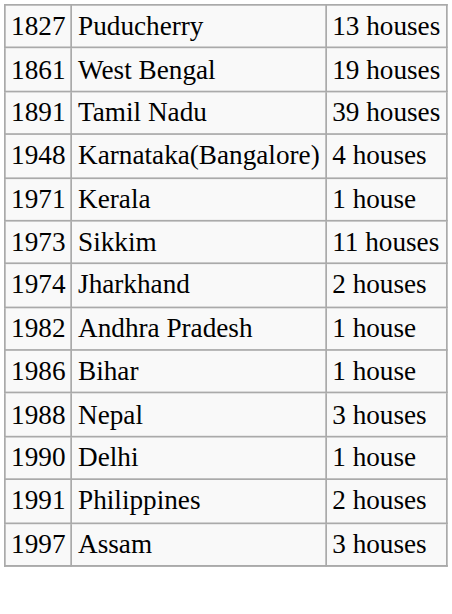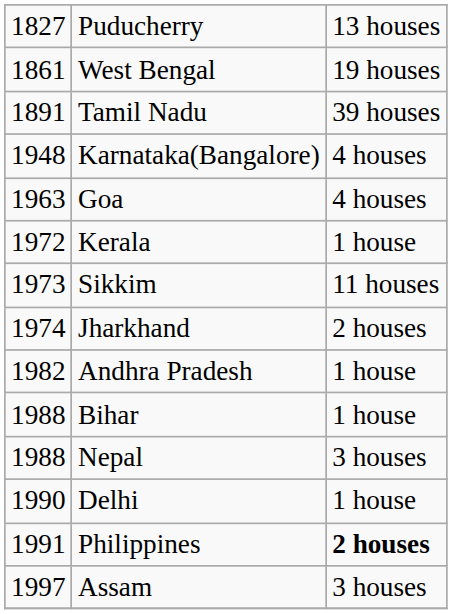+ row: (101, 198)
(38, 198) 1971 -> (38, 241) 1972
(38, 371) 1986 -> (38, 414) 1988
(379, 500) normal -> (381, 543) bold
